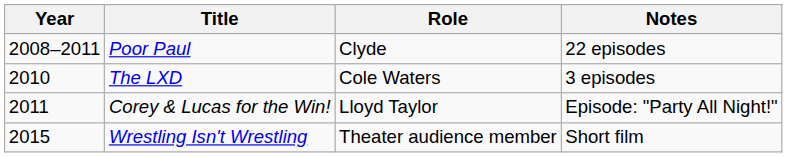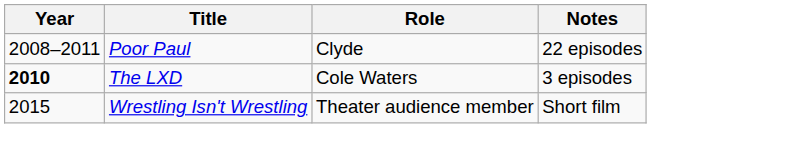(30, 78) normal -> (30, 78) bold
- row: (220, 107)
